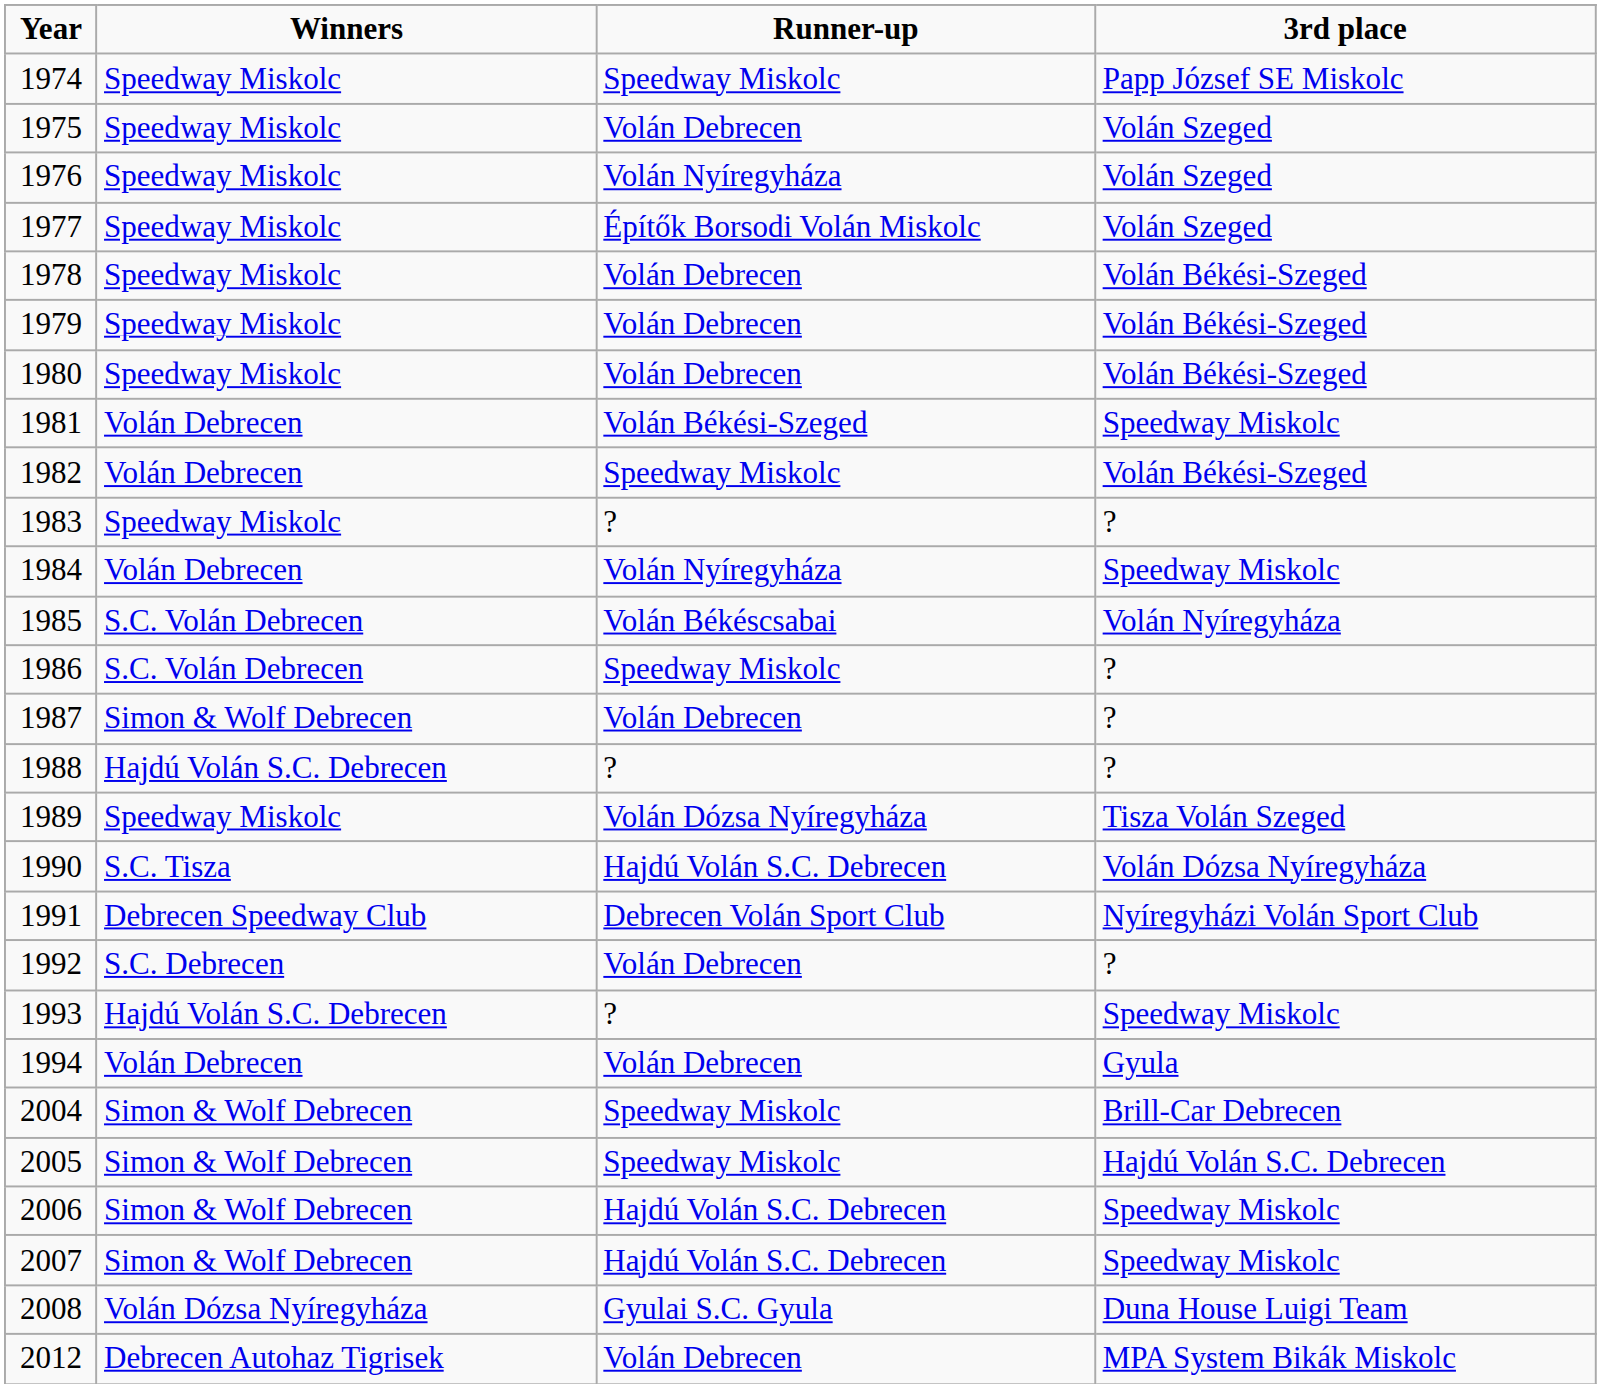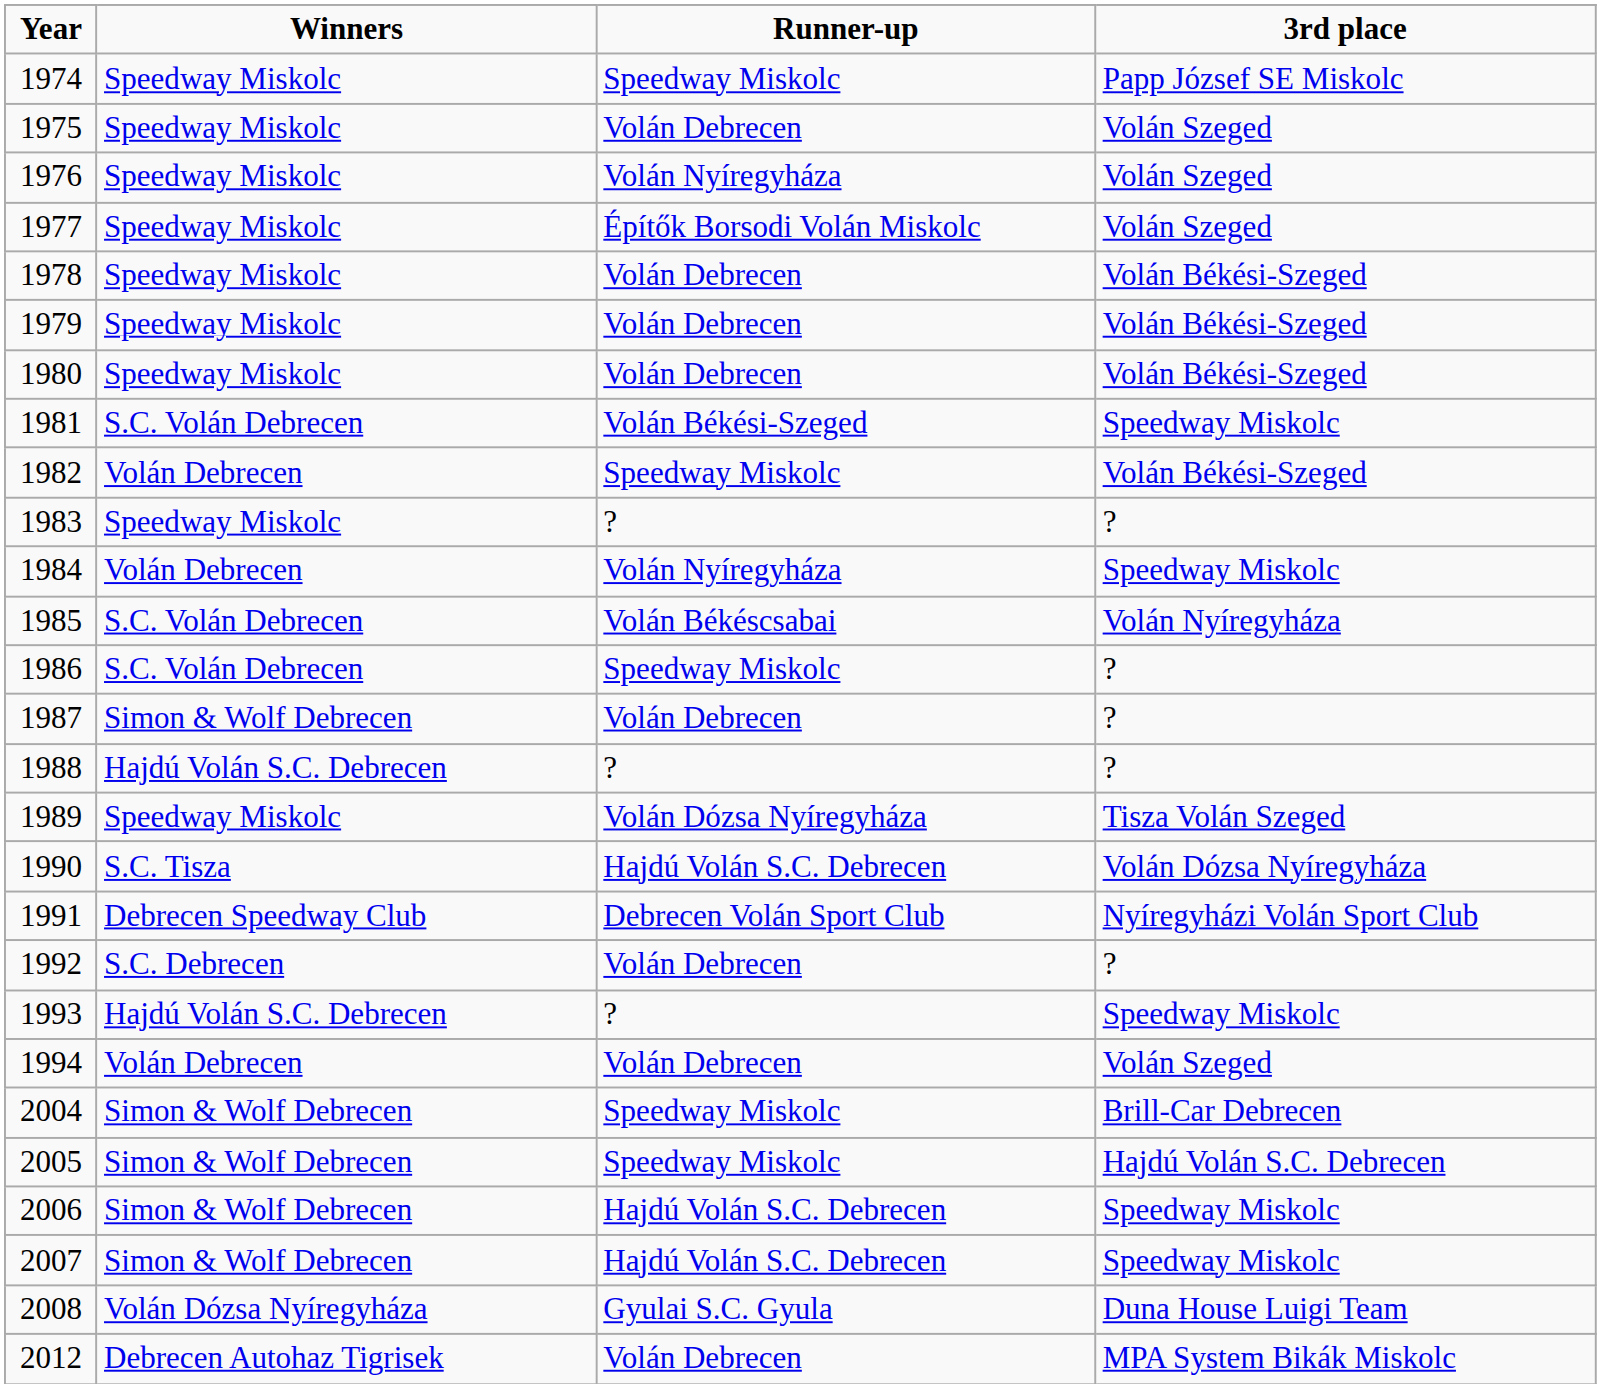(203, 422) Volán Debrecen -> (234, 422) S.C. Volán Debrecen
(1141, 1062) Gyula -> (1187, 1062) Volán Szeged
